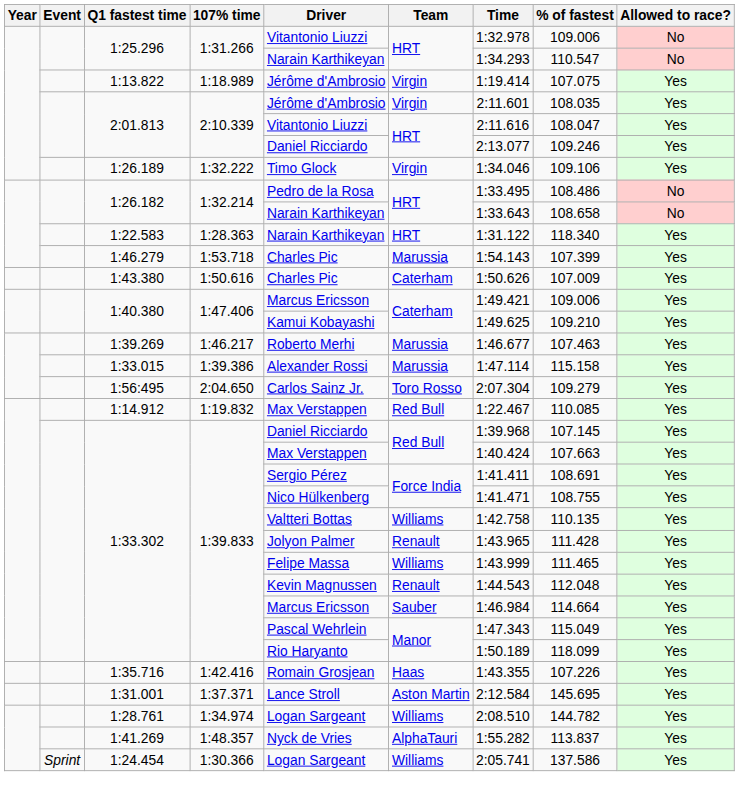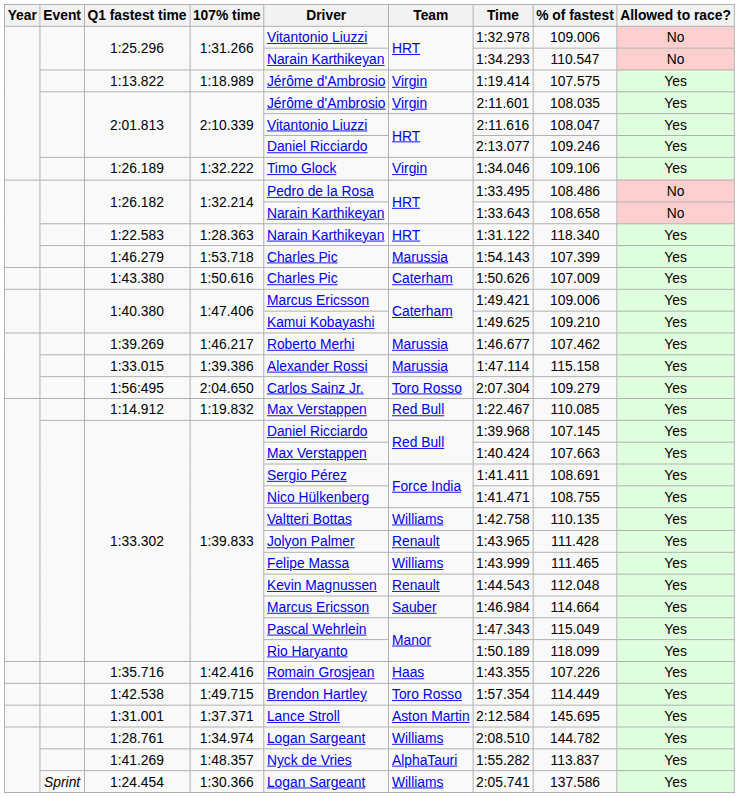(575, 81) 107.075 -> (575, 81) 107.575
(575, 344) 107.463 -> (575, 344) 107.462
+ row: (137, 694)
